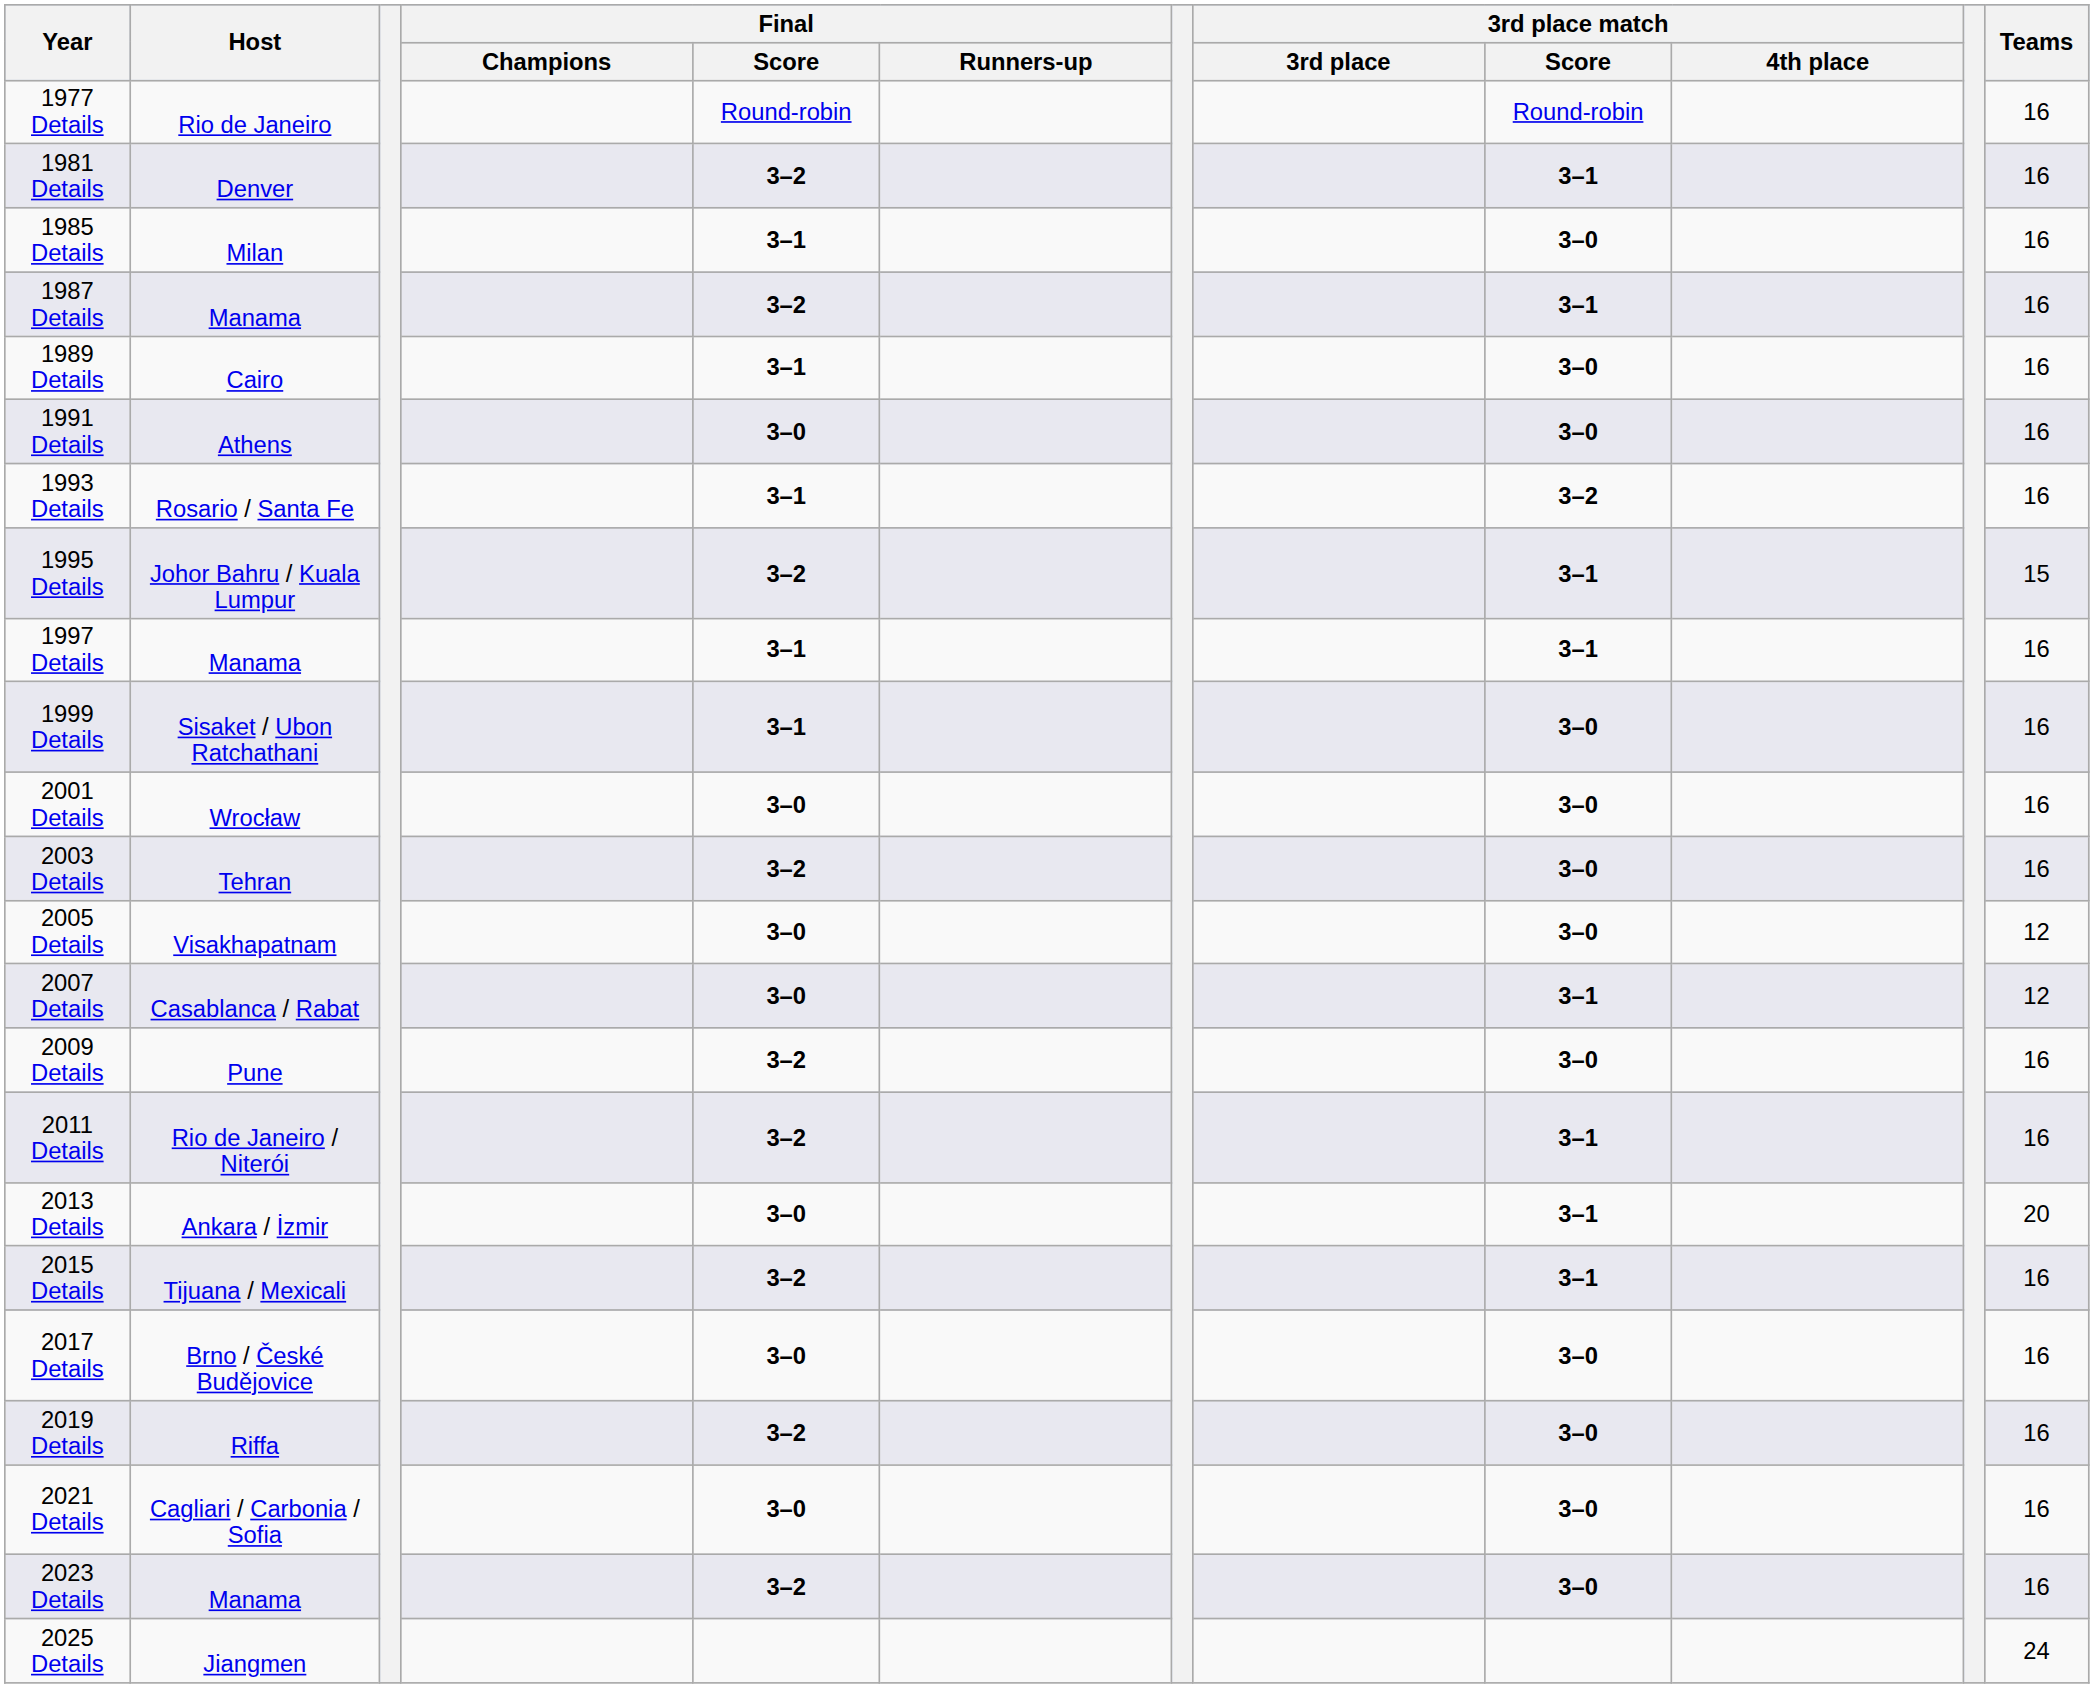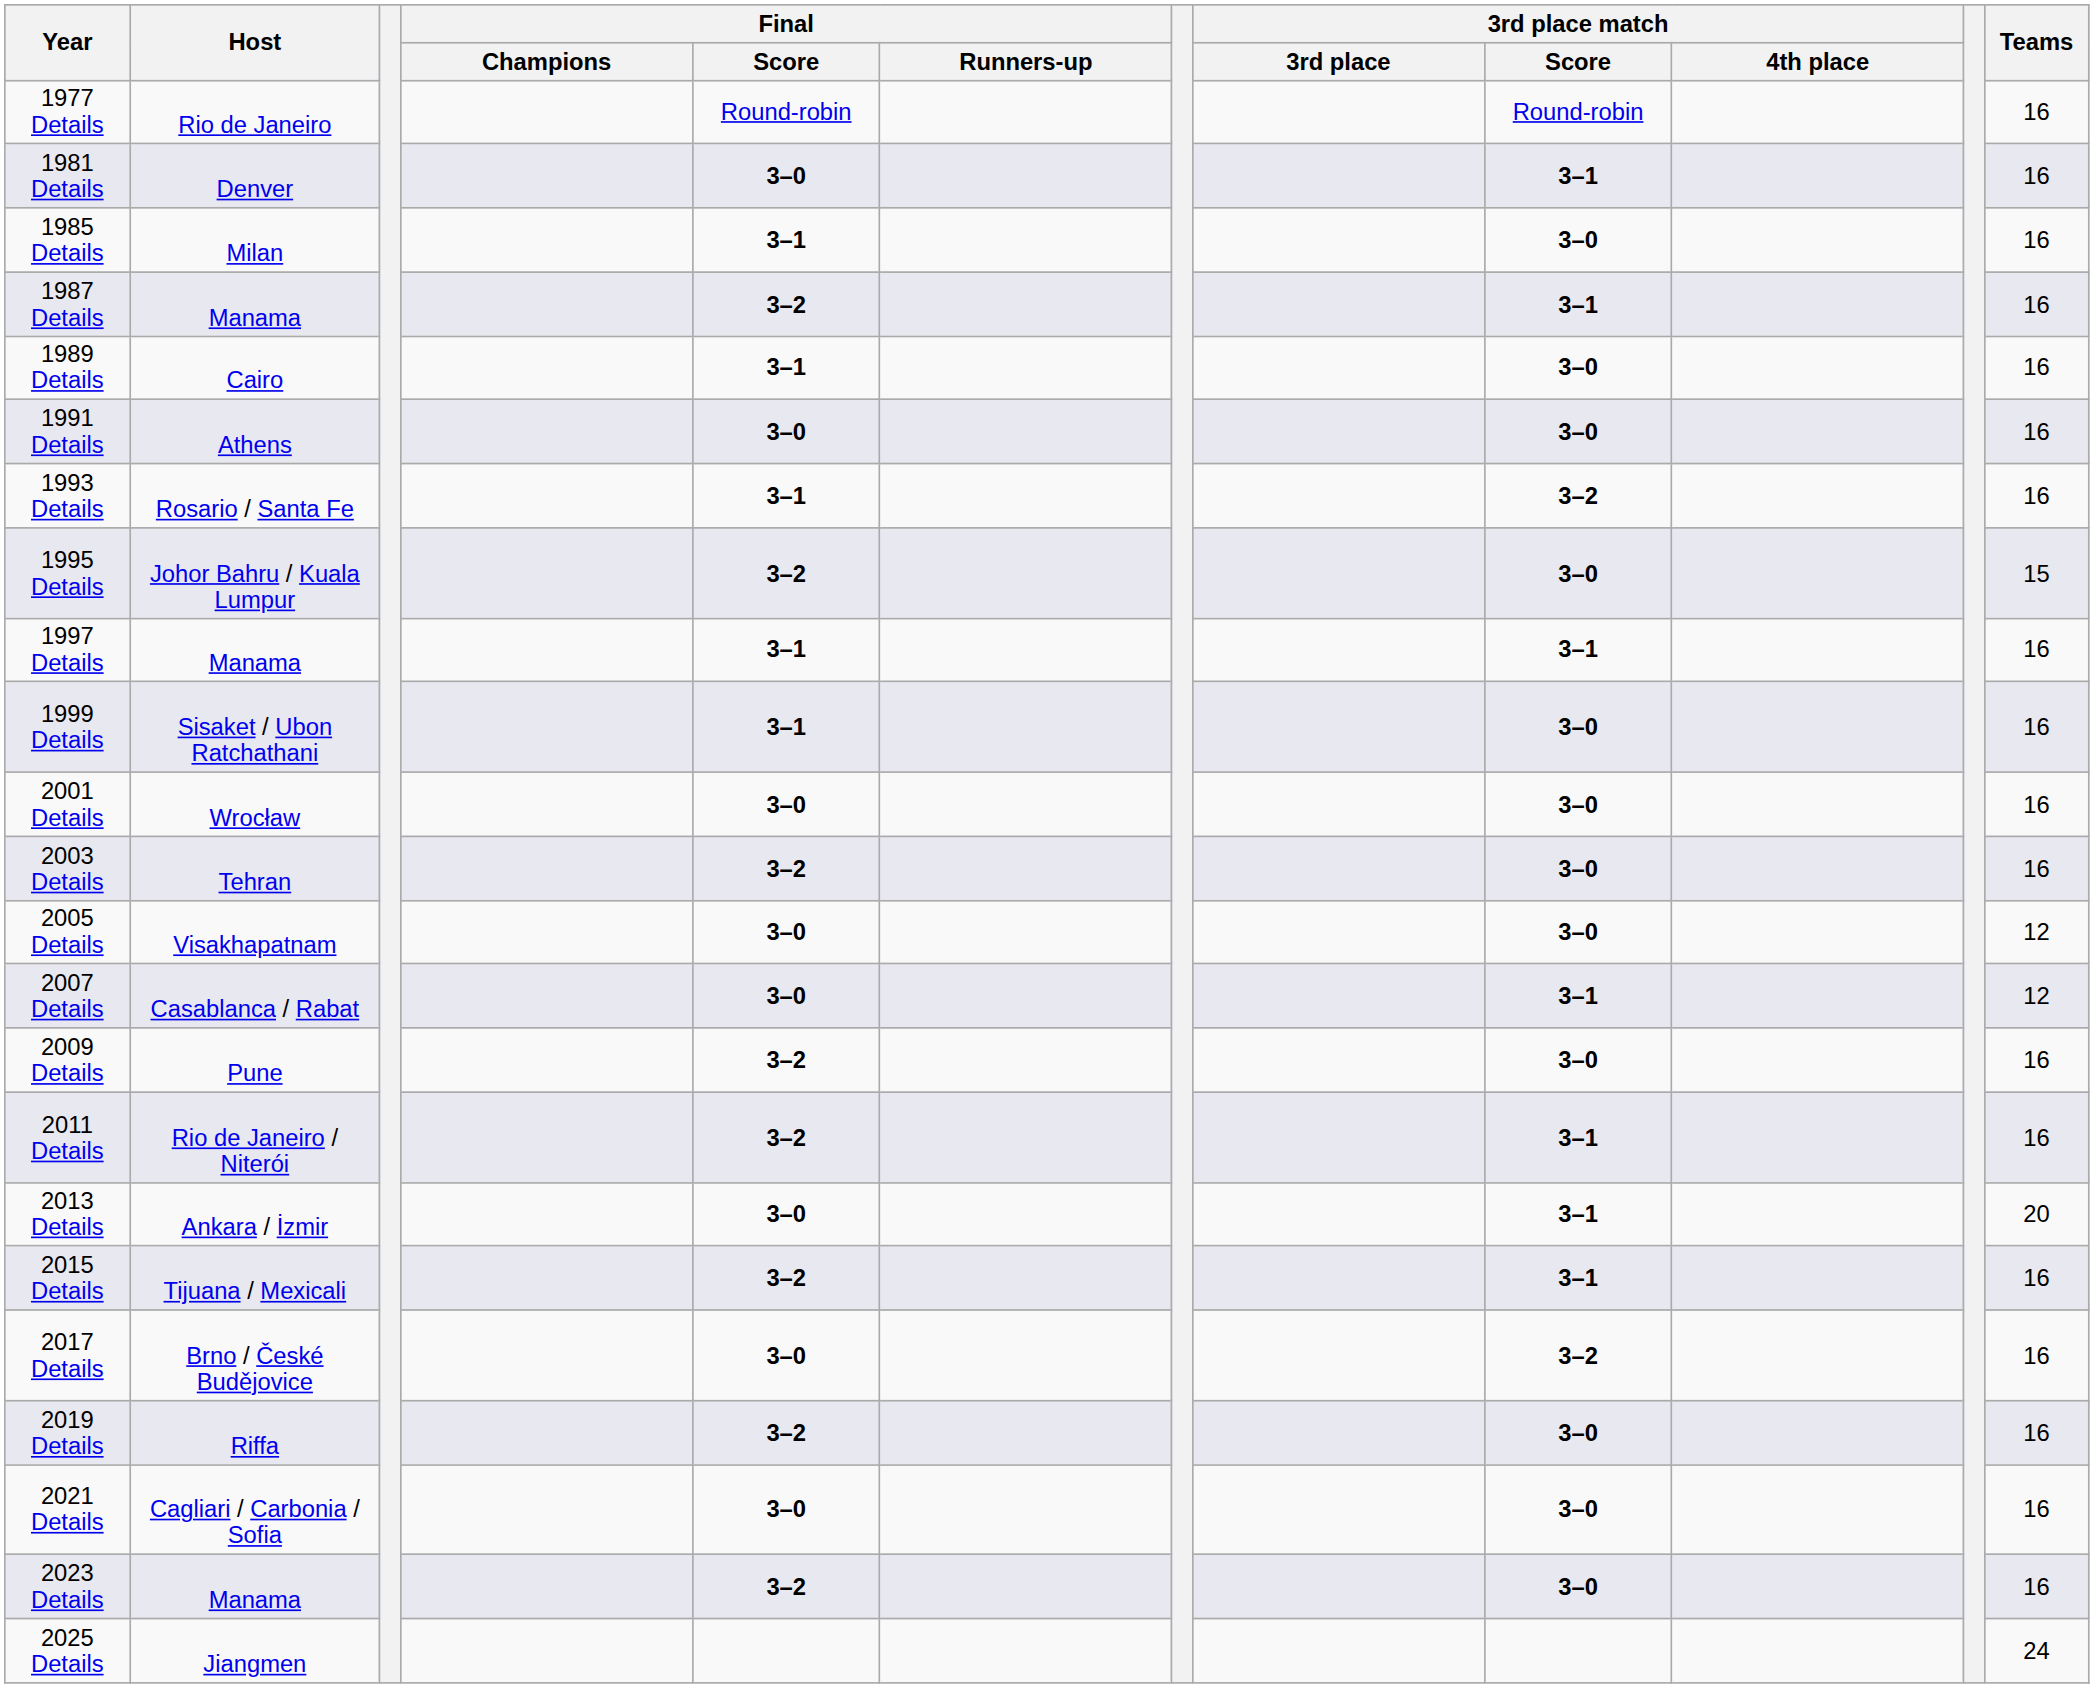(786, 176) 3–2 -> (786, 176) 3–0
(1578, 573) 3–1 -> (1578, 573) 3–0
(1578, 1356) 3–0 -> (1578, 1356) 3–2
